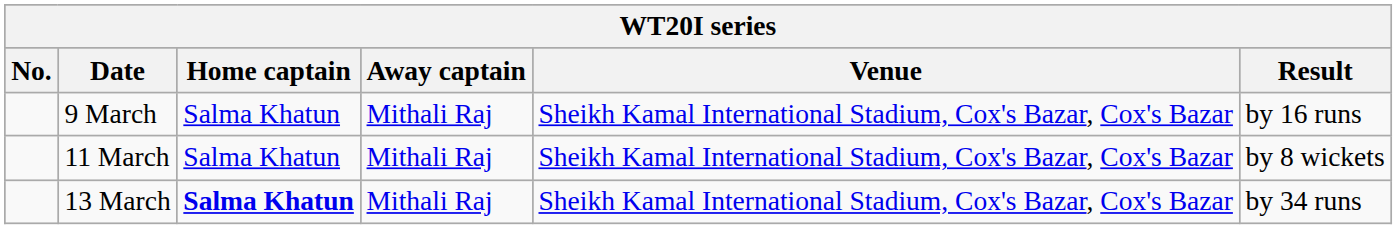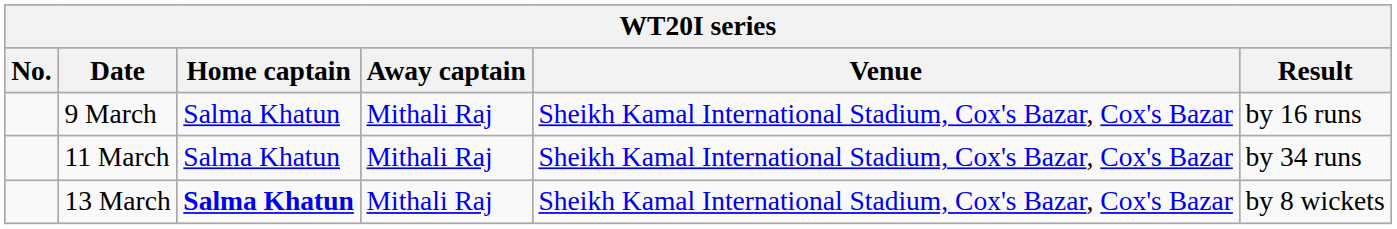(1315, 157) by 8 wickets -> (1304, 157) by 34 runs
(1304, 200) by 34 runs -> (1315, 200) by 8 wickets
